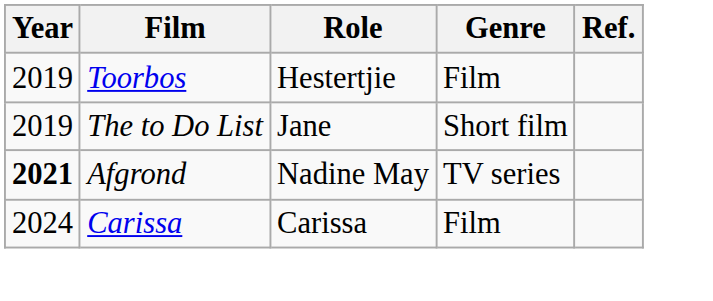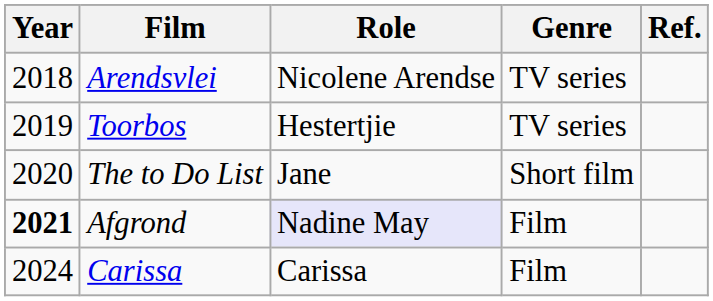+ row: (152, 77)
(472, 77) Film -> (568, 125) TV series
(43, 125) 2019 -> (43, 174) 2020
(353, 174) no background -> (353, 222) lavender background
(502, 174) TV series -> (538, 222) Film
